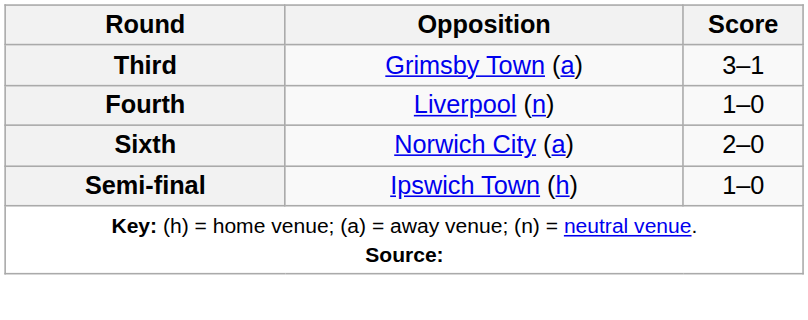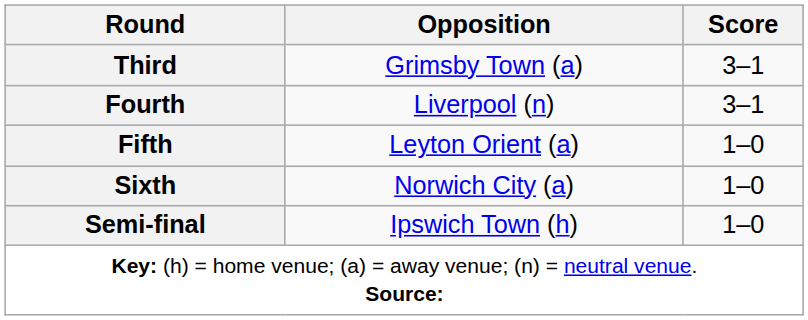(743, 105) 1–0 -> (743, 105) 3–1
+ row: (145, 145)
(743, 145) 2–0 -> (743, 185) 1–0
